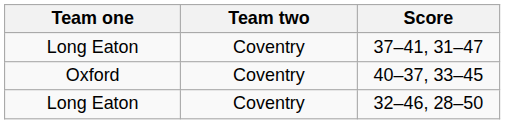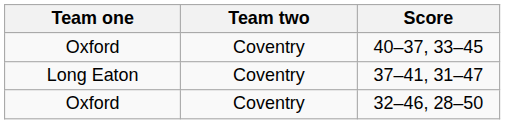rows swapped: (428, 47) <-> (428, 75)
(93, 103) Long Eaton -> (93, 103) Oxford
